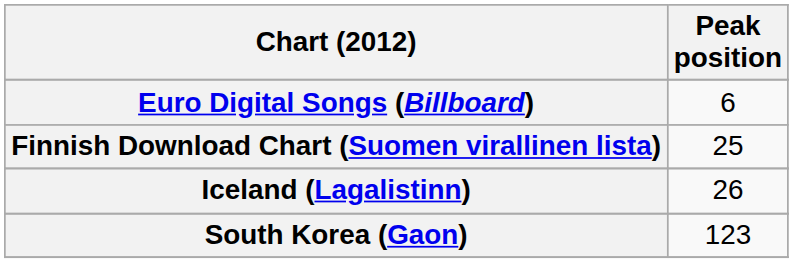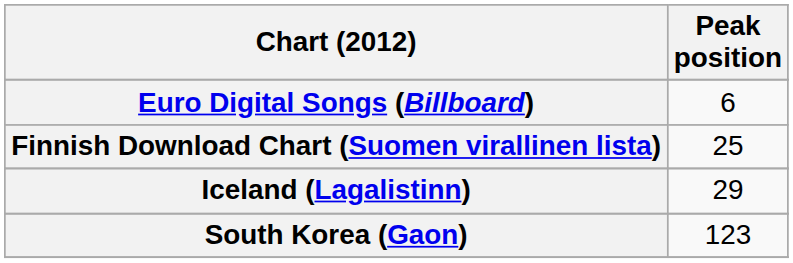(728, 190) 26 -> (728, 190) 29
